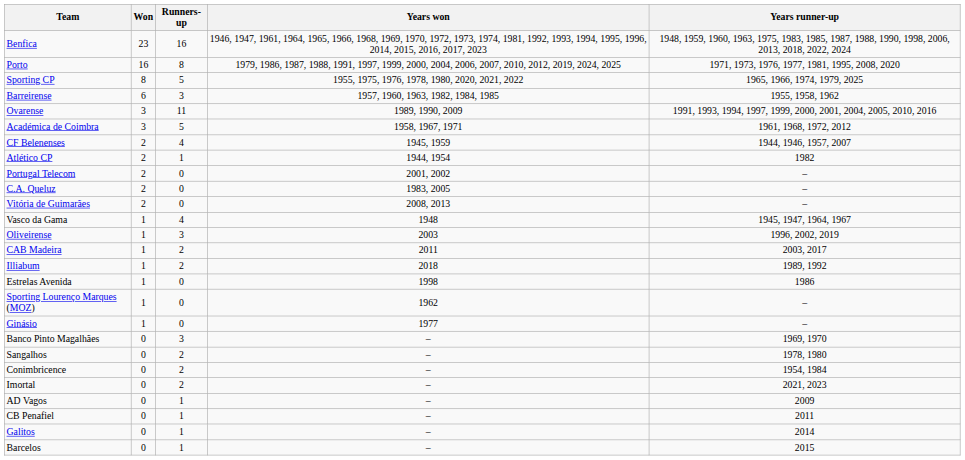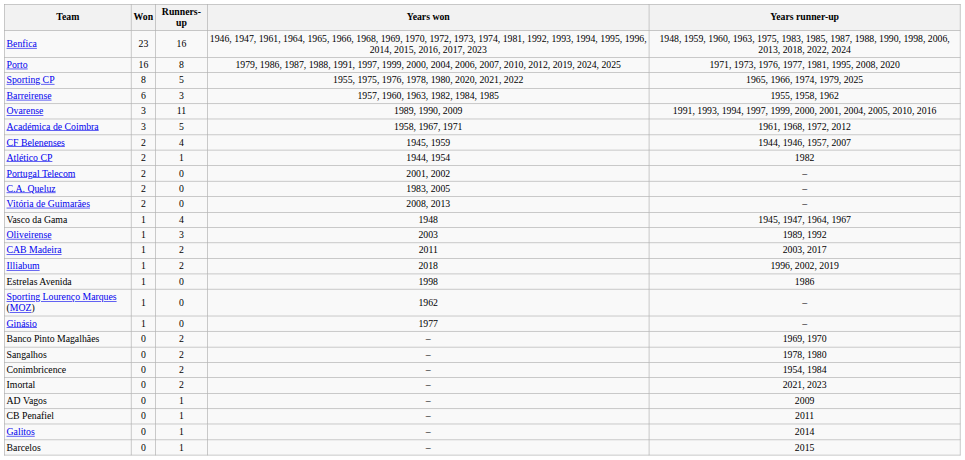(805, 235) 1996, 2002, 2019 -> (805, 235) 1989, 1992
(805, 266) 1989, 1992 -> (805, 266) 1996, 2002, 2019
(181, 339) 3 -> (181, 339) 2
